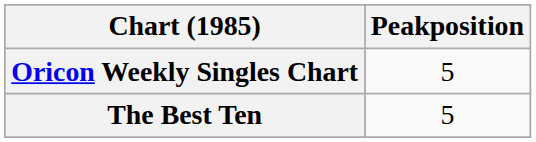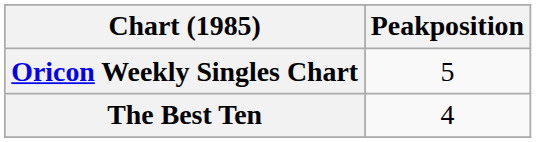(447, 114) 5 -> (447, 114) 4
